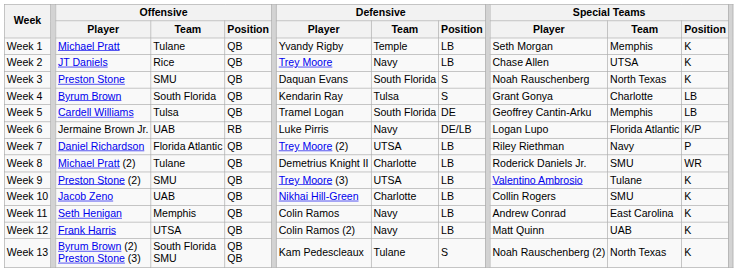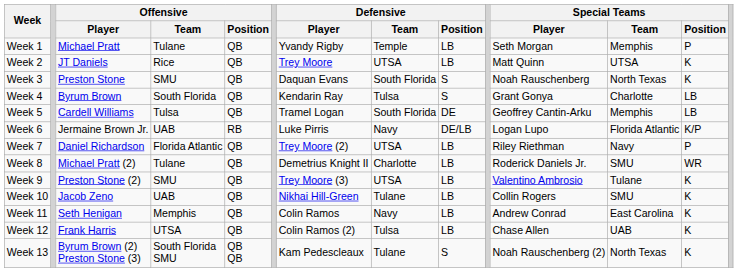(688, 46) K -> (688, 46) P
(385, 63) Navy -> (387, 63) UTSA
(521, 63) Chase Allen -> (518, 63) Matt Quinn
(395, 197) Charlotte -> (389, 197) Tulane
(385, 230) Navy -> (386, 230) Tulsa
(518, 230) Matt Quinn -> (521, 230) Chase Allen
